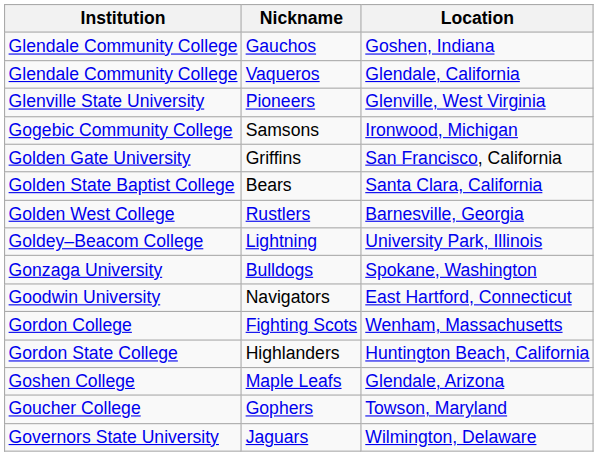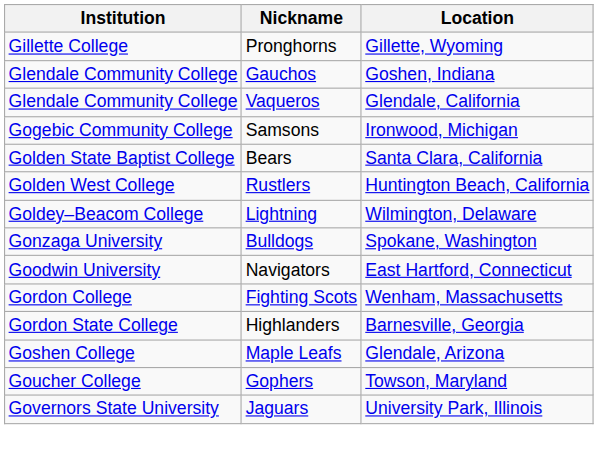+ row: (291, 46)
- row: (280, 102)
- row: (273, 158)
(445, 213) Barnesville, Georgia -> (477, 185) Huntington Beach, California
(454, 241) University Park, Illinois -> (451, 213) Wilmington, Delaware
(477, 353) Huntington Beach, California -> (445, 325) Barnesville, Georgia
(451, 437) Wilmington, Delaware -> (454, 409) University Park, Illinois
